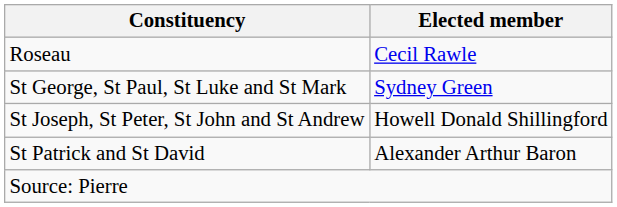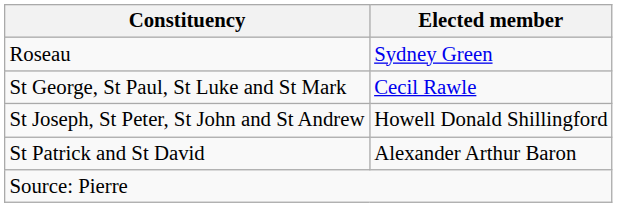(425, 53) Cecil Rawle -> (433, 53) Sydney Green
(433, 86) Sydney Green -> (425, 86) Cecil Rawle
